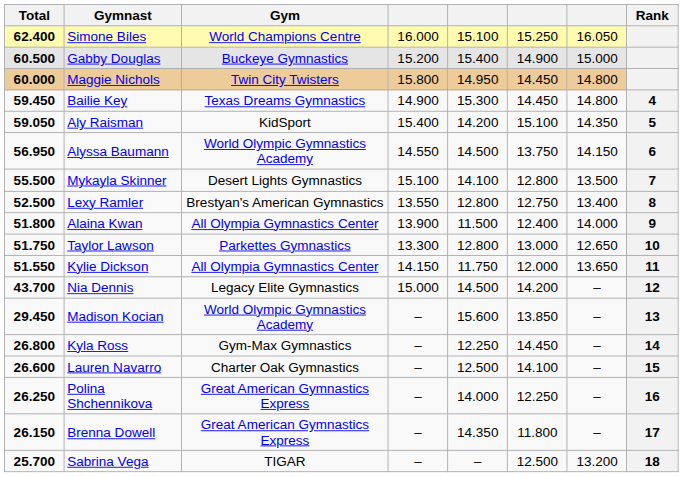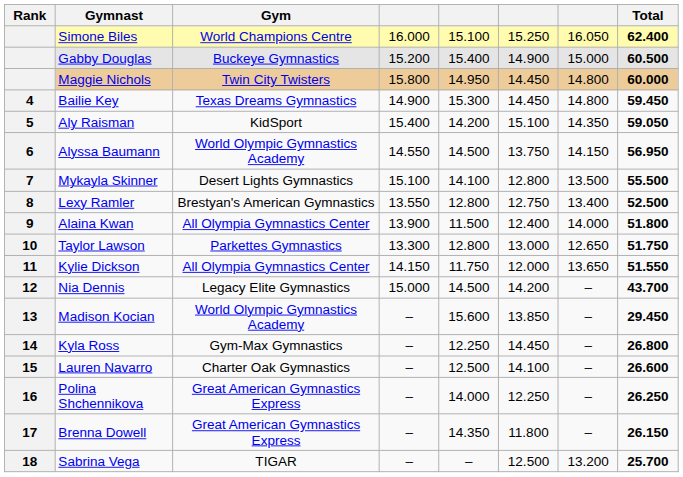columns swapped: (652, 15) <-> (34, 15)
